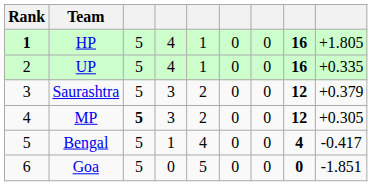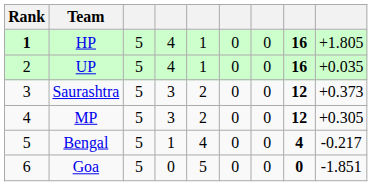(341, 67) +0.335 -> (341, 67) +0.035
(341, 92) +0.379 -> (341, 92) +0.373
(139, 117) bold -> (139, 117) normal
(341, 142) -0.417 -> (341, 142) -0.217
